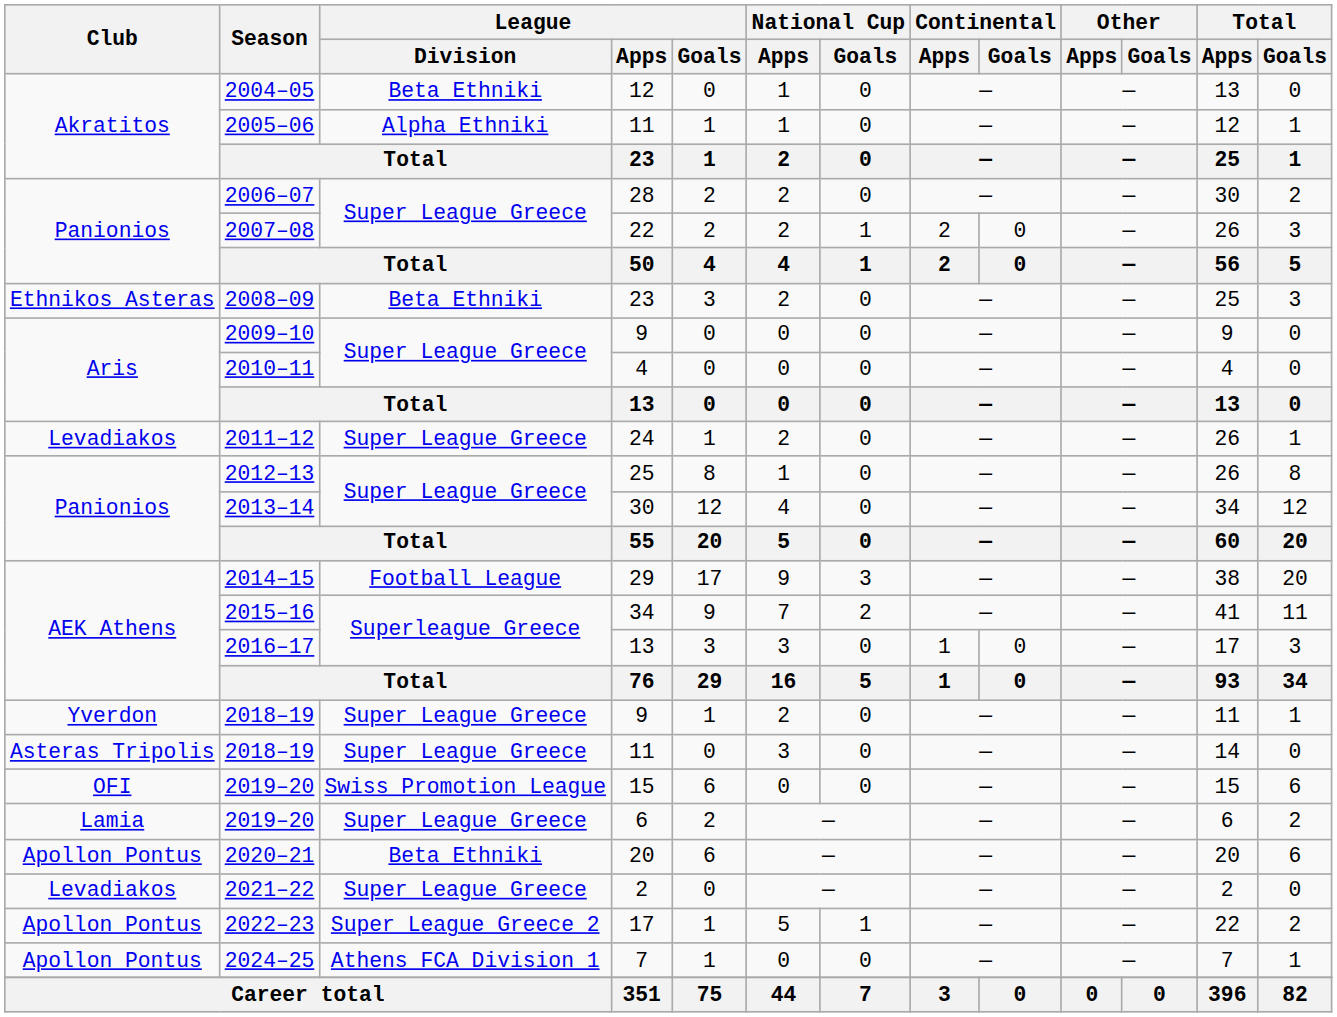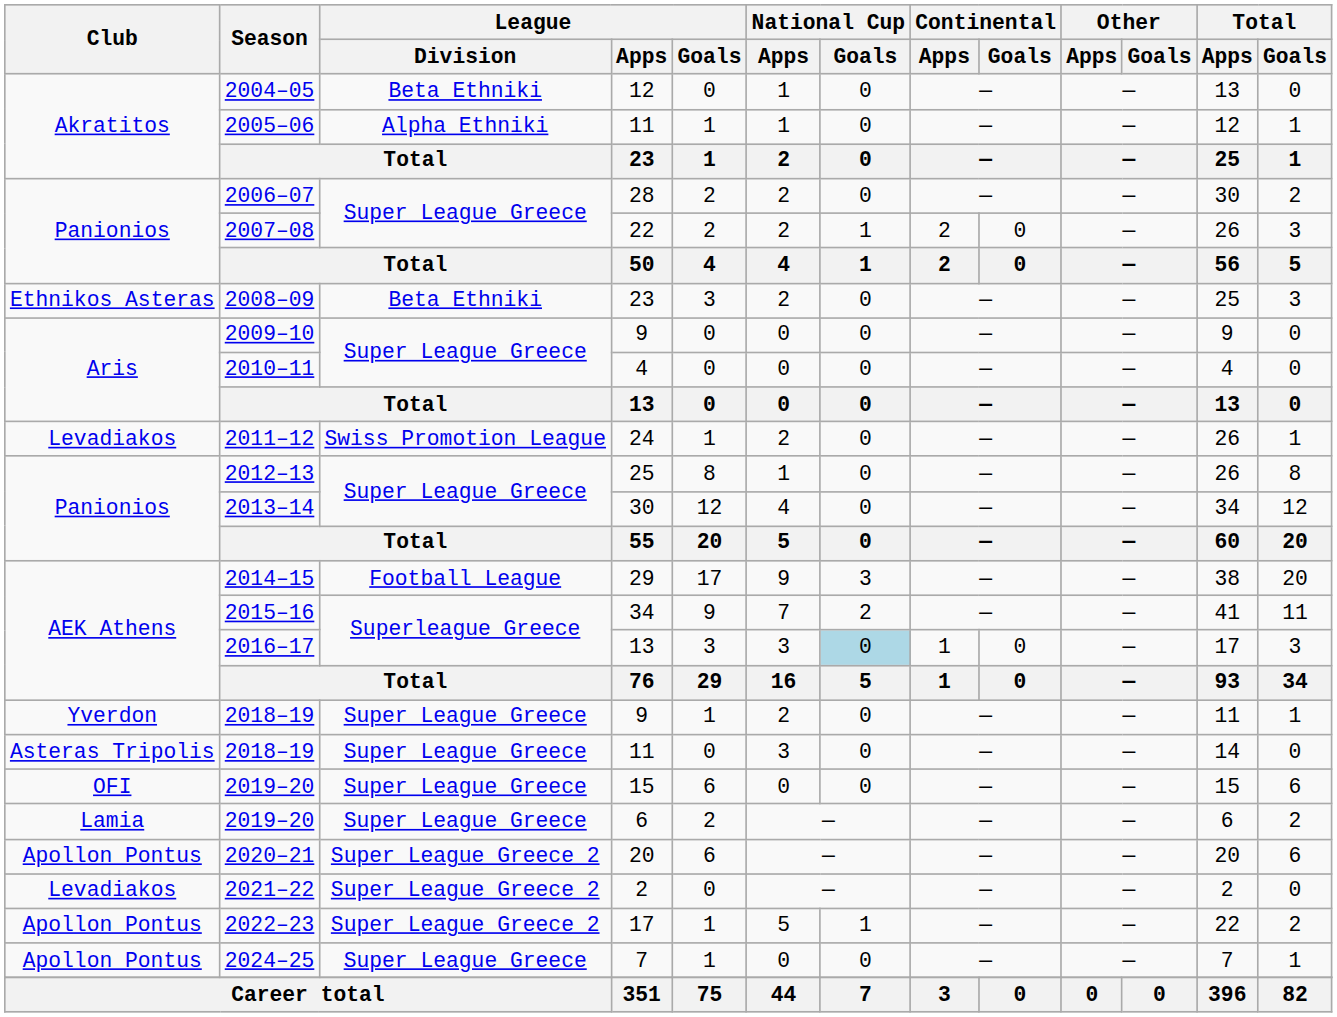(465, 439) Super League Greece -> (465, 439) Swiss Promotion League
(865, 648) no background -> (865, 648) lightblue background
(465, 787) Swiss Promotion League -> (465, 787) Super League Greece
(465, 856) Beta Ethniki -> (465, 856) Super League Greece 2
(465, 891) Super League Greece -> (465, 891) Super League Greece 2
(465, 960) Athens FCA Division 1 -> (465, 960) Super League Greece
